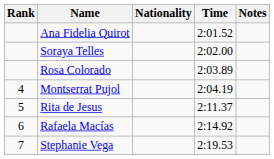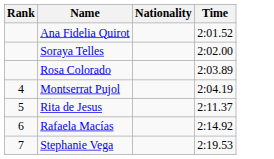- column: (253, 13)
